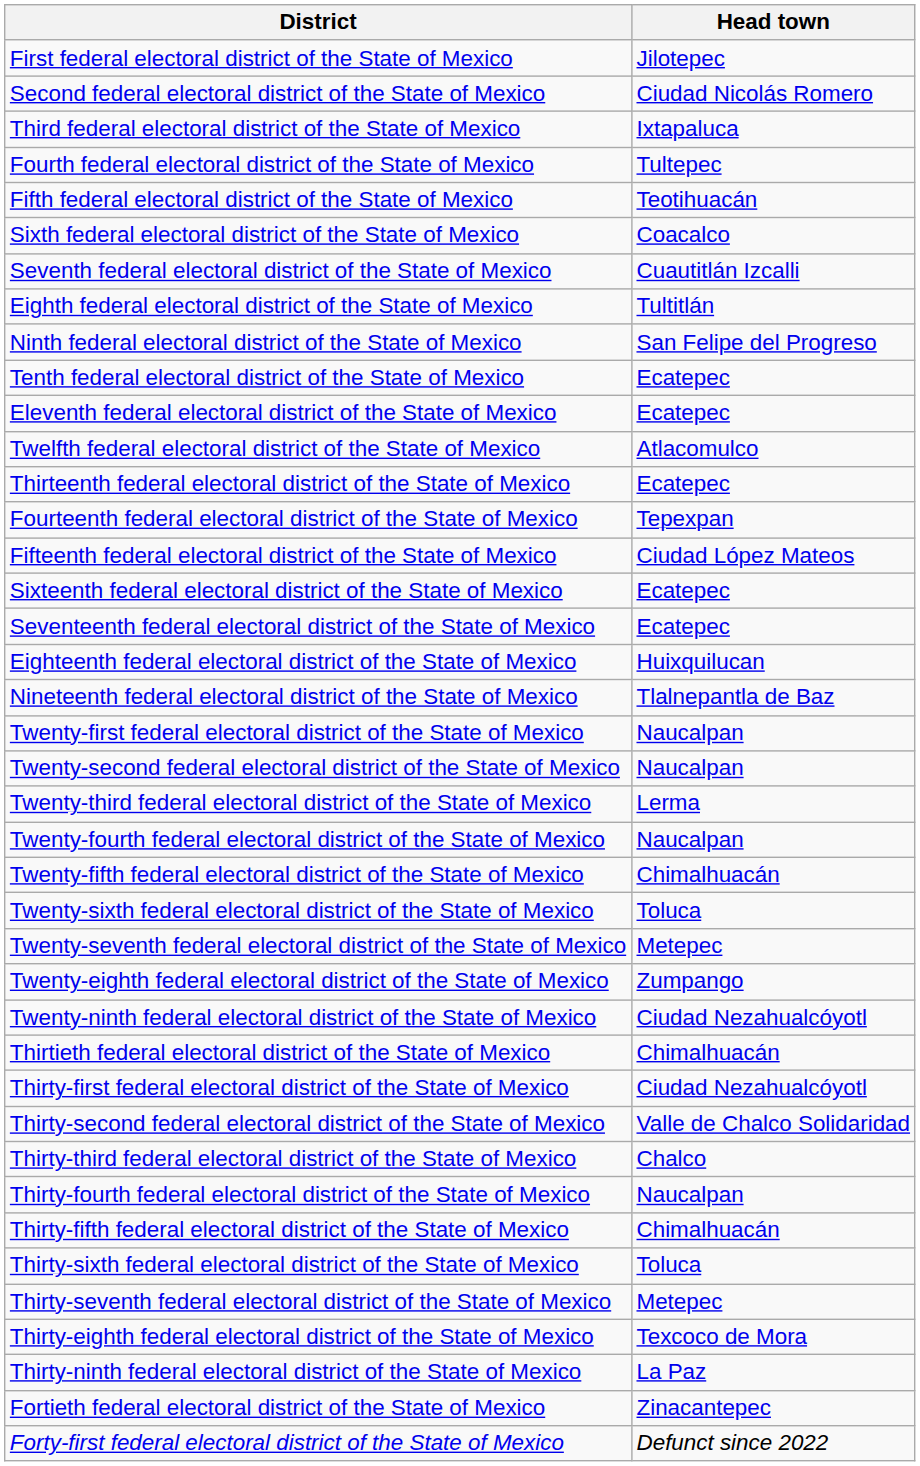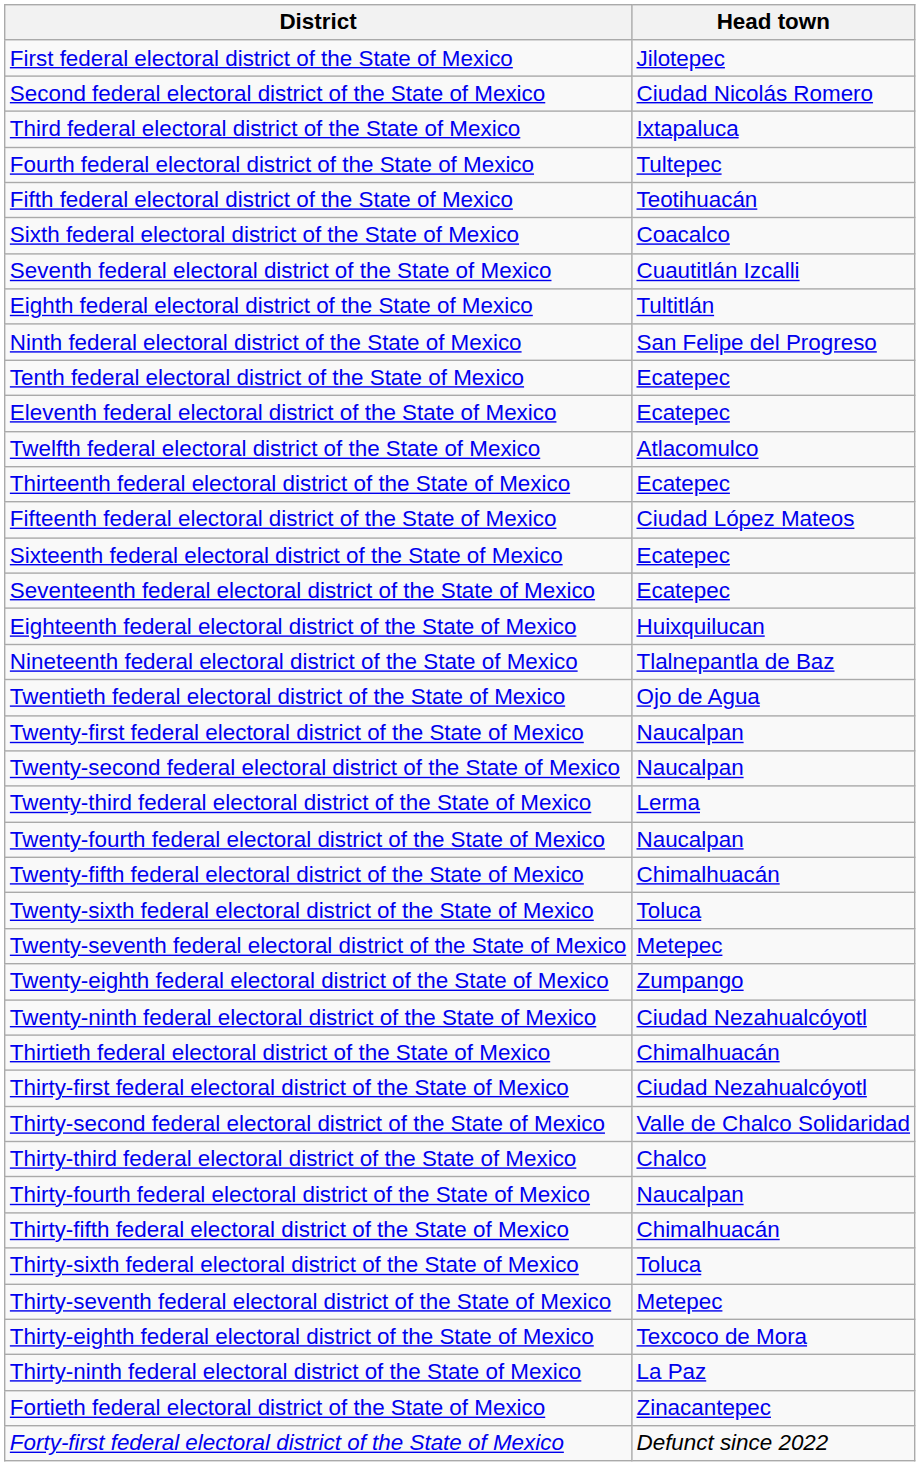- row: (294, 519)
+ row: (288, 697)
